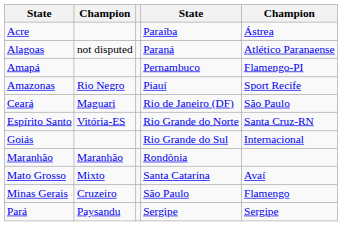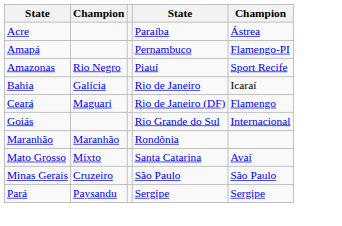- row: (26, 49)
+ row: (20, 85)
(267, 103) São Paulo -> (253, 103) Flamengo
- row: (39, 121)
(267, 193) Flamengo -> (253, 175) São Paulo
